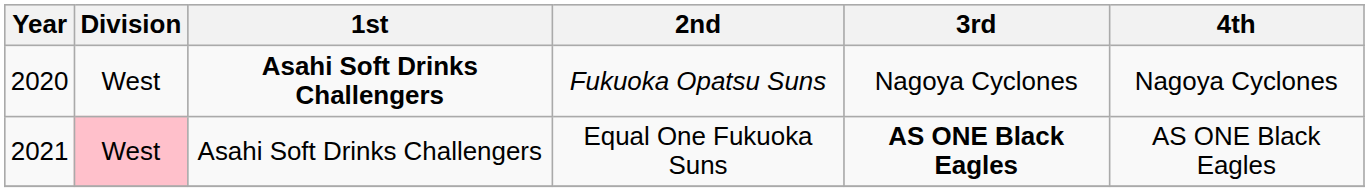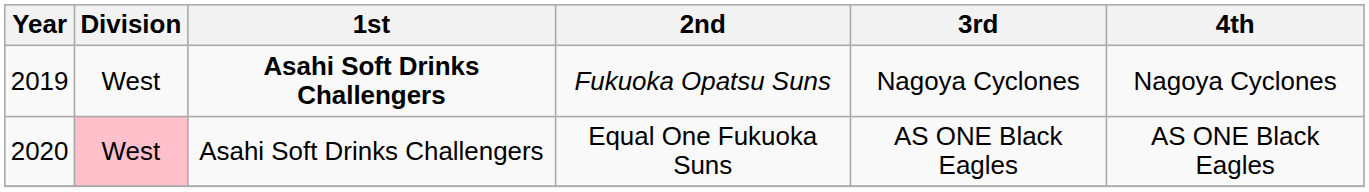(40, 80) 2020 -> (40, 80) 2019
(40, 151) 2021 -> (40, 151) 2020
(976, 151) bold -> (978, 151) normal
